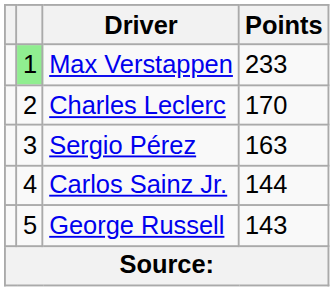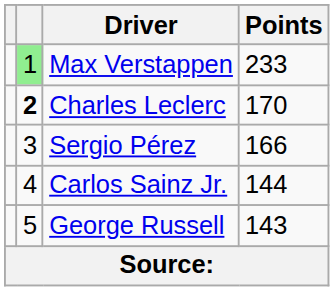(30, 105) normal -> (30, 105) bold
(266, 145) 163 -> (266, 145) 166
